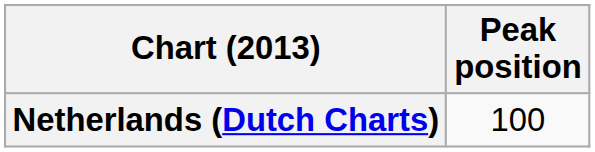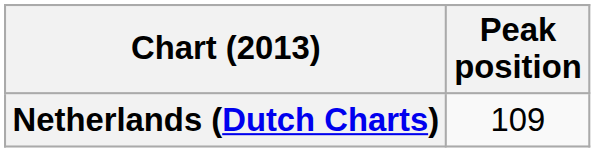(518, 119) 100 -> (518, 119) 109
